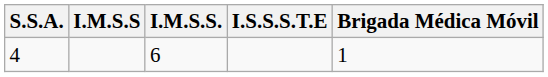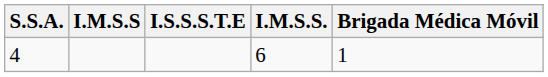columns swapped: (280, 21) <-> (186, 21)
